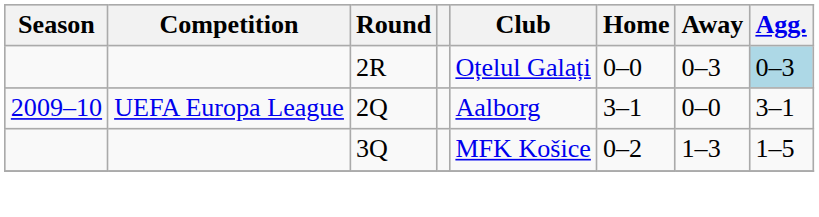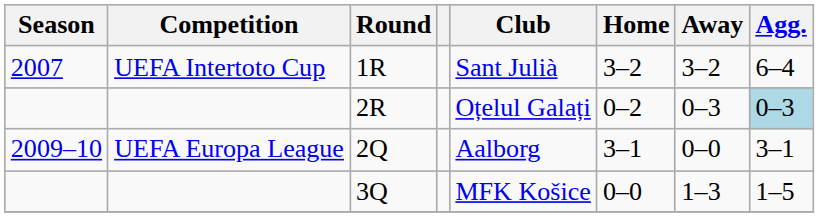+ row: (371, 66)
(622, 66) 0–0 -> (622, 107) 0–2
(622, 149) 0–2 -> (622, 190) 0–0
